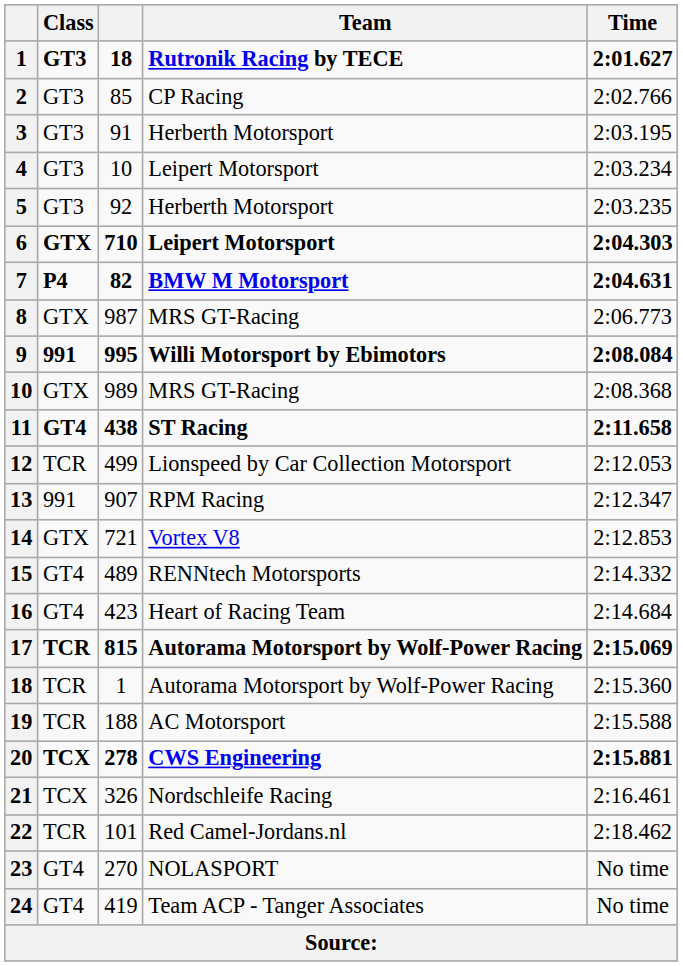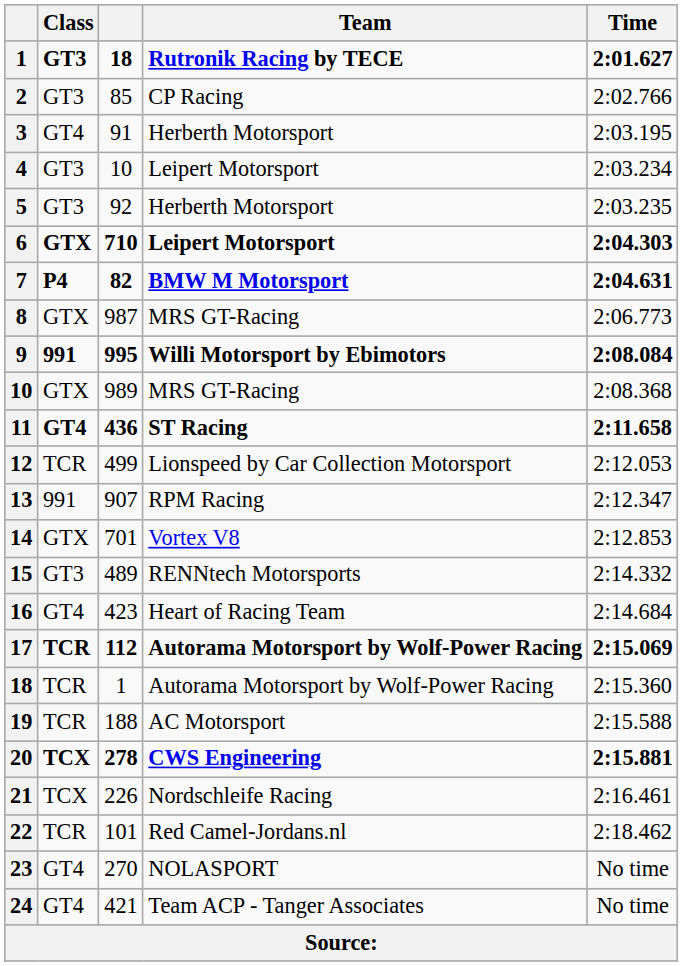(63, 132) GT3 -> (63, 132) GT4
(121, 427) 438 -> (121, 427) 436
(121, 537) 721 -> (121, 537) 701
(63, 574) GT4 -> (63, 574) GT3
(121, 648) 815 -> (121, 648) 112
(121, 795) 326 -> (121, 795) 226
(121, 905) 419 -> (121, 905) 421
